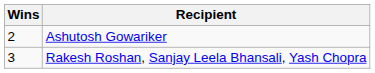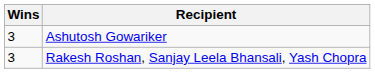(11, 36) 2 -> (11, 36) 3
